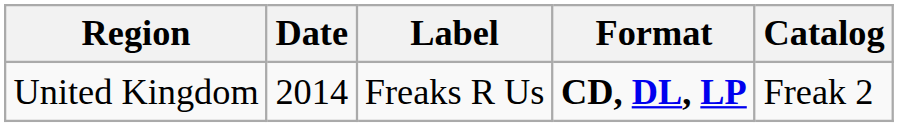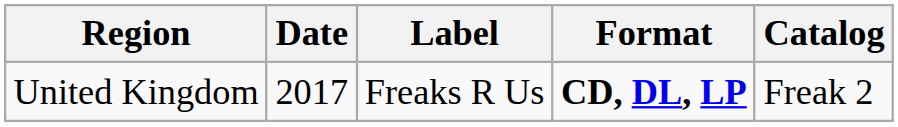(312, 90) 2014 -> (312, 90) 2017
